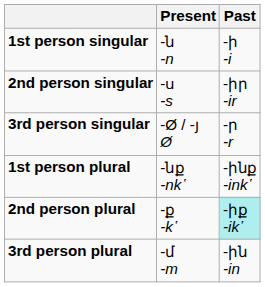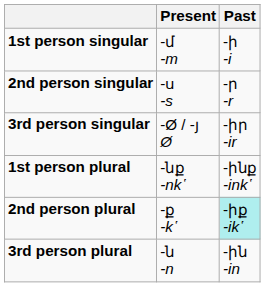(168, 50) -ն -n -> (169, 50) -մ -m
(235, 92) -իր -ir -> (230, 92) -ր -r
(230, 134) -ր -r -> (235, 134) -իր -ir
(169, 260) -մ -m -> (168, 260) -ն -n
